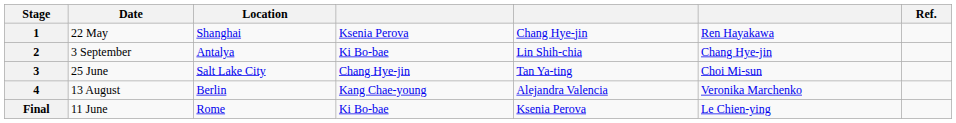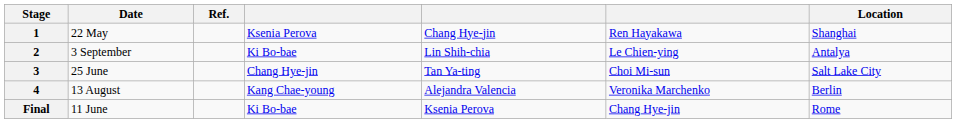columns swapped: (265, 14) <-> (926, 14)
(737, 52) Chang Hye-jin -> (644, 52) Le Chien-ying
(736, 109) Le Chien-ying -> (644, 109) Chang Hye-jin
